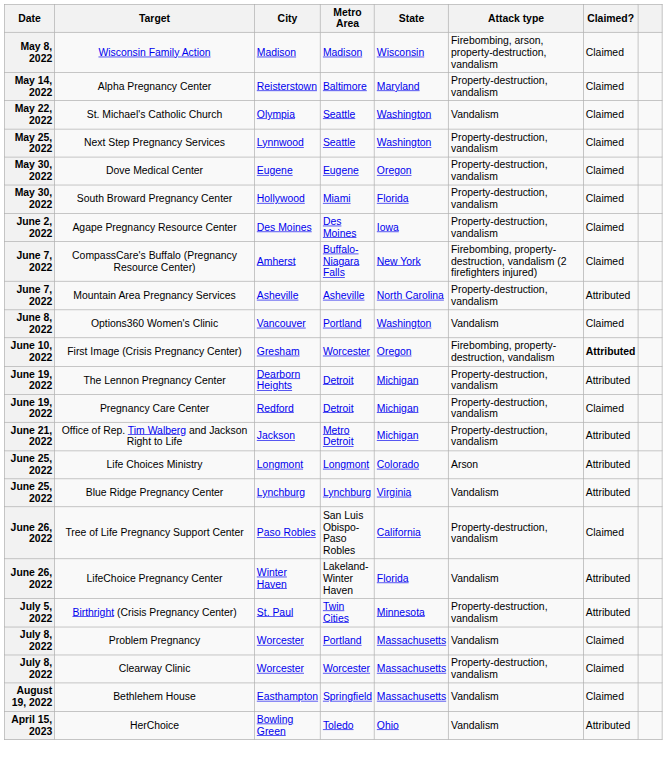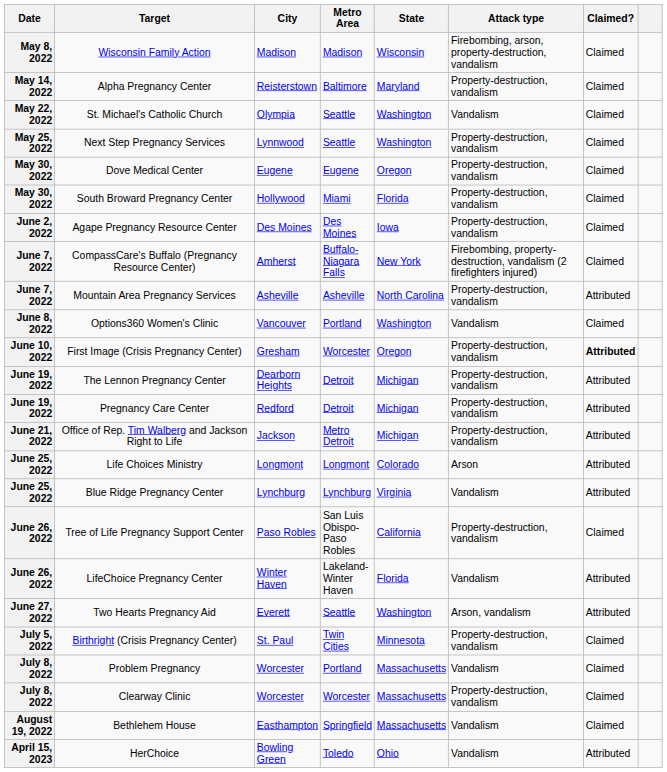(504, 352) Firebombing, property-destruction, vandalism -> (499, 352) Property-destruction, vandalism
(605, 408) Claimed -> (608, 408) Attributed
+ row: (155, 612)
(608, 612) Attributed -> (605, 640) Claimed
